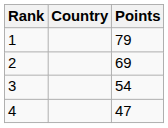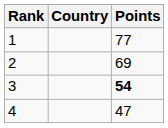(123, 39) 79 -> (123, 39) 77
(123, 87) normal -> (123, 87) bold
